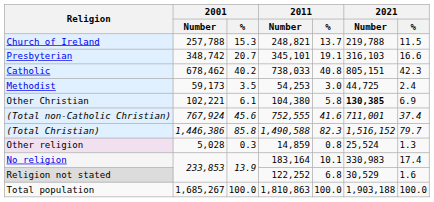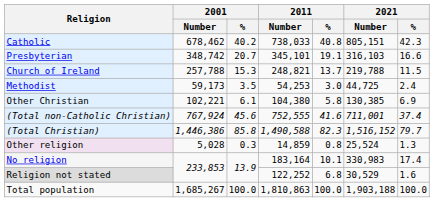rows swapped: (28, 71) <-> (53, 41)
(365, 101) bold -> (365, 101) normal
